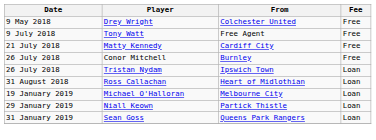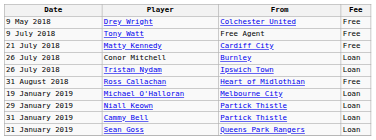(352, 58) Free -> (352, 58) Loan
(352, 82) Loan -> (352, 82) Free
+ row: (126, 118)
